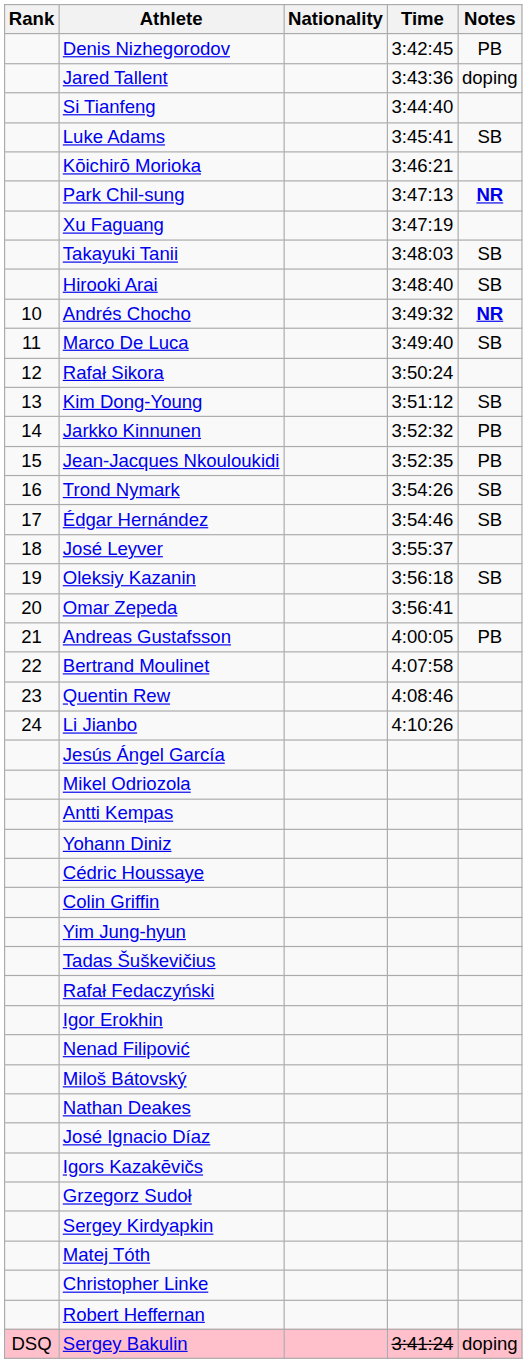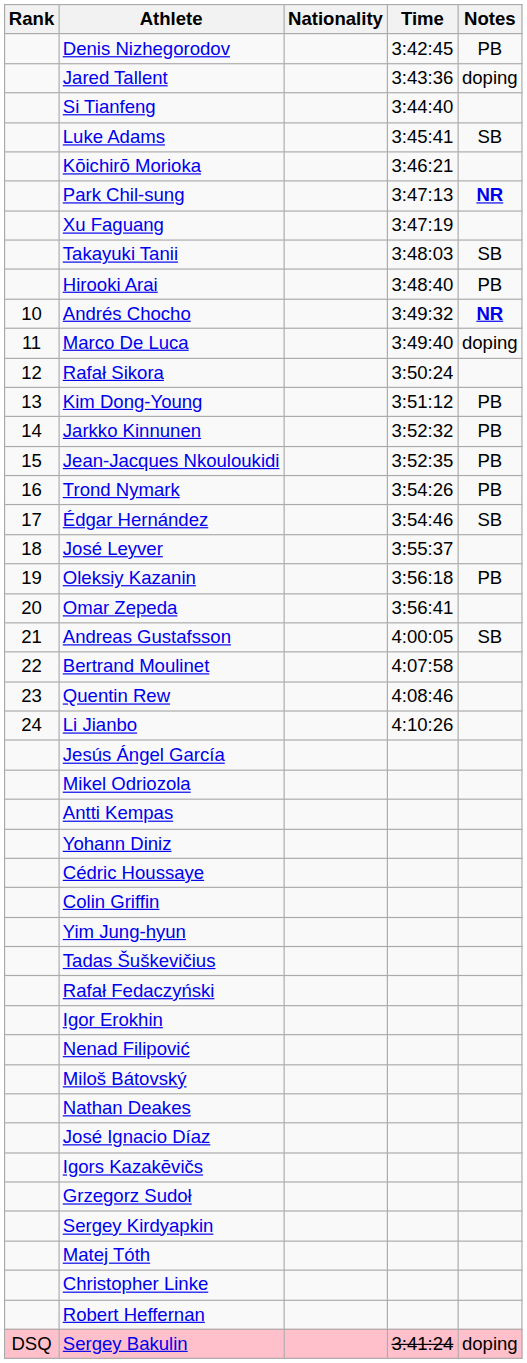(490, 284) SB -> (490, 284) PB
(490, 343) SB -> (490, 343) doping
(490, 401) SB -> (490, 401) PB
(490, 490) SB -> (490, 490) PB
(490, 578) SB -> (490, 578) PB
(490, 637) PB -> (490, 637) SB
